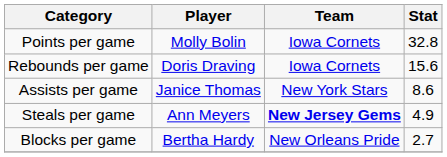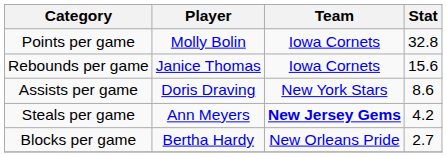(208, 66) Doris Draving -> (208, 66) Janice Thomas
(208, 90) Janice Thomas -> (208, 90) Doris Draving
(423, 115) 4.9 -> (423, 115) 4.2
